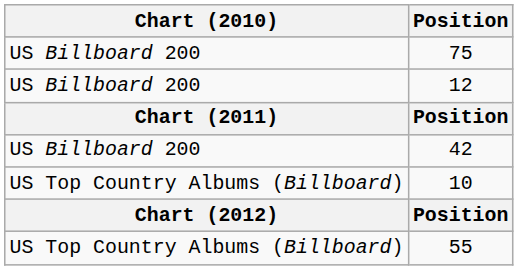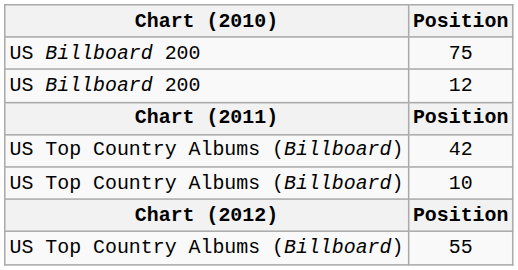(105, 151) US Billboard 200 -> (206, 151) US Top Country Albums (Billboard)
